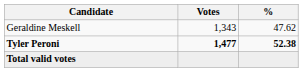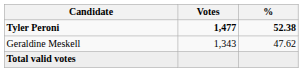rows swapped: (33, 43) <-> (43, 28)
